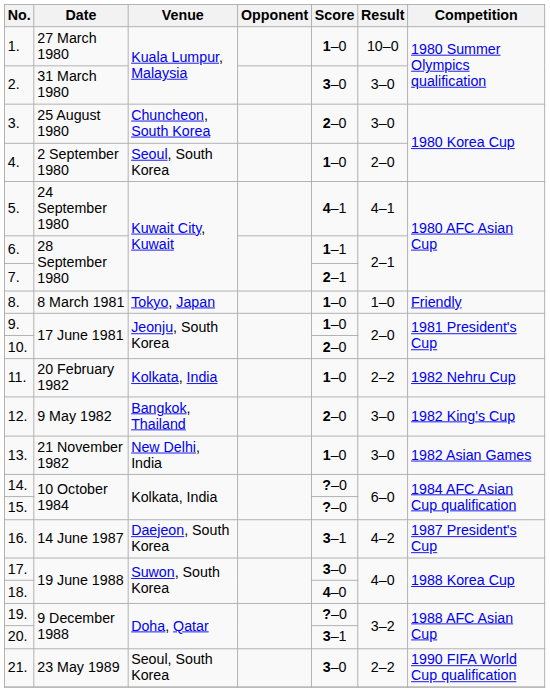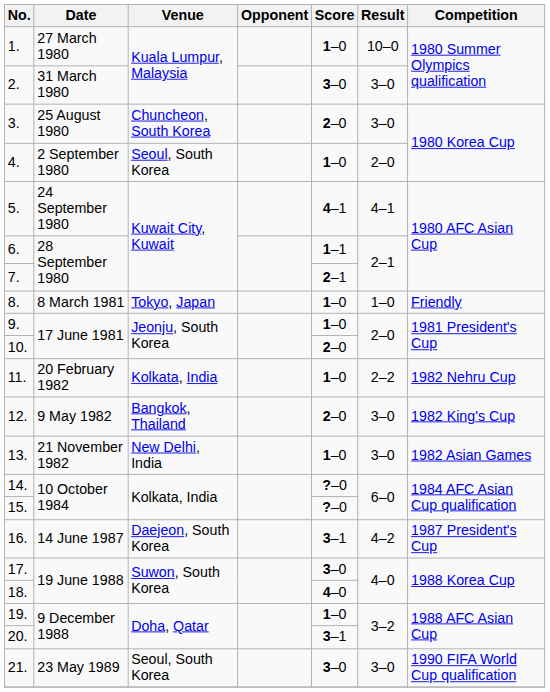(335, 614) ?–0 -> (335, 614) 1–0
(383, 667) 2–2 -> (383, 667) 3–0
